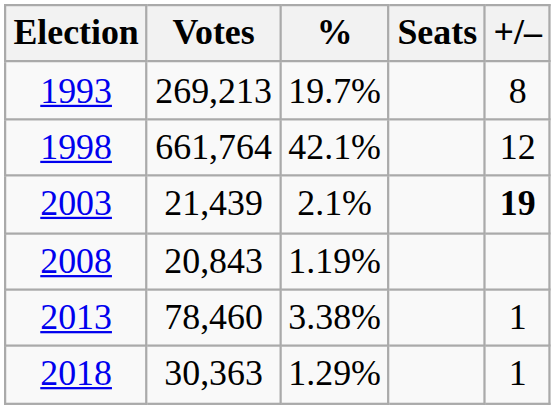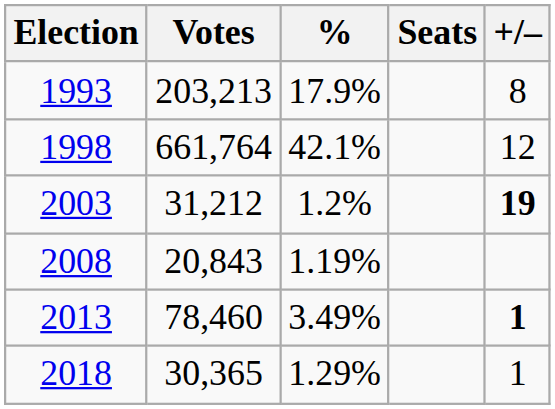(214, 89) 269,213 -> (214, 89) 203,213
(335, 89) 19.7% -> (335, 89) 17.9%
(214, 203) 21,439 -> (214, 203) 31,212
(335, 203) 2.1% -> (335, 203) 1.2%
(335, 317) 3.38% -> (335, 317) 3.49%
(518, 317) normal -> (518, 317) bold
(214, 373) 30,363 -> (214, 373) 30,365
